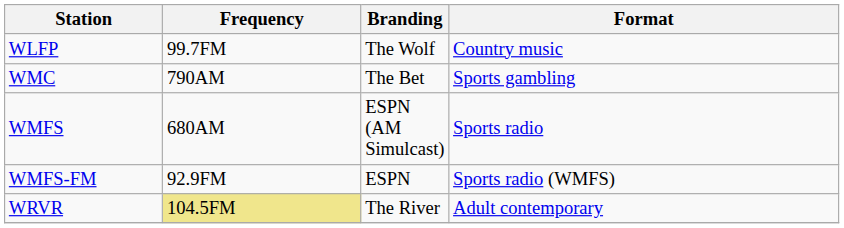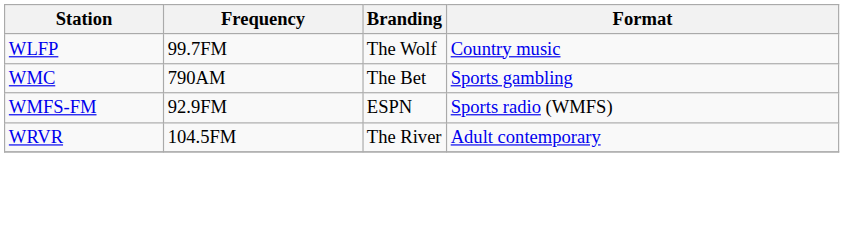- row: (36, 128)
(201, 208) khaki background -> (202, 136) no background
